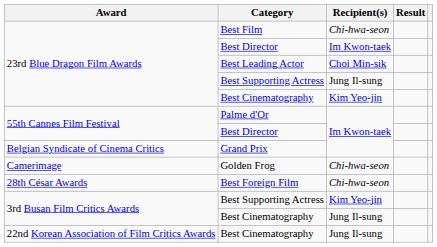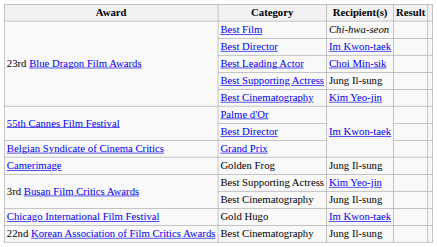(359, 166) Chi-hwa-seon -> (356, 166) Jung Il-sung
- row: (47, 183)
+ row: (83, 217)
